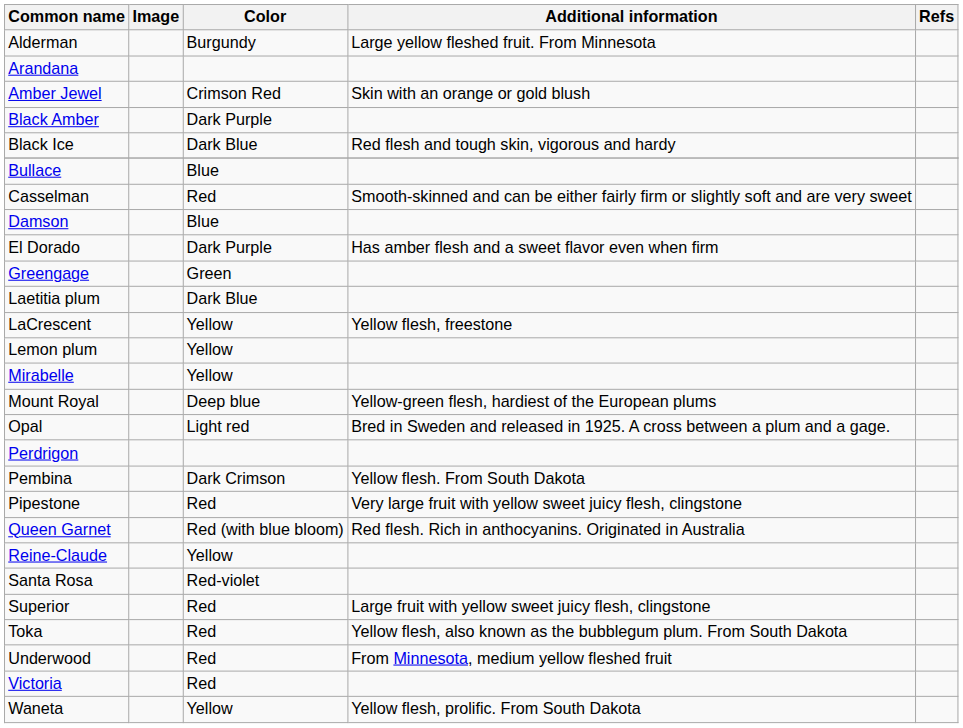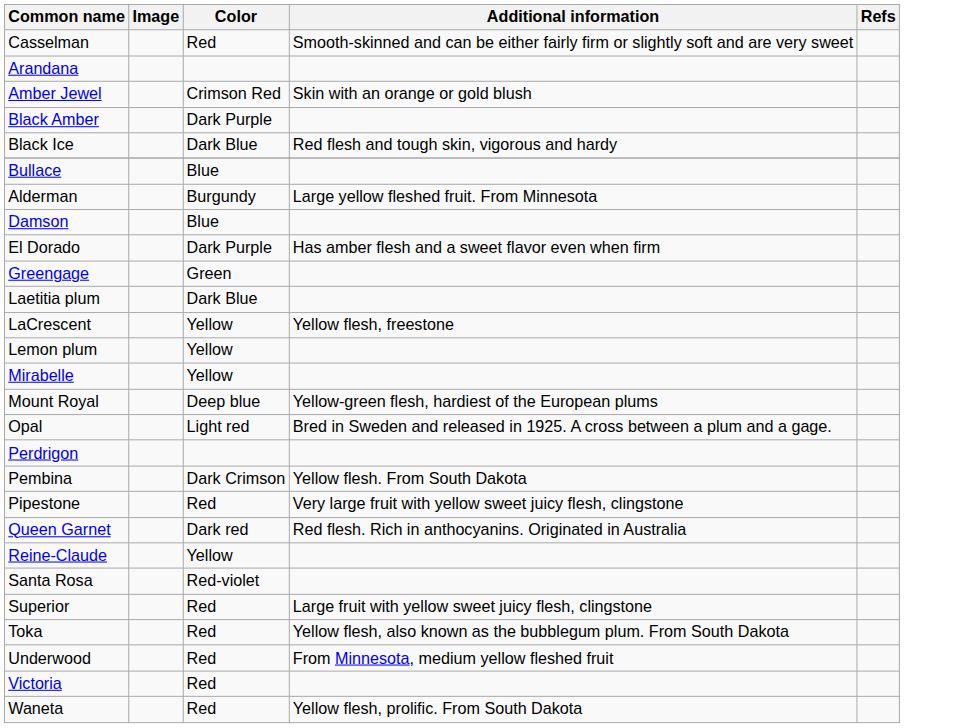rows swapped: (43, 42) <-> (49, 196)
(265, 529) Red (with blue bloom) -> (218, 529) Dark red
(210, 709) Yellow -> (201, 709) Red
